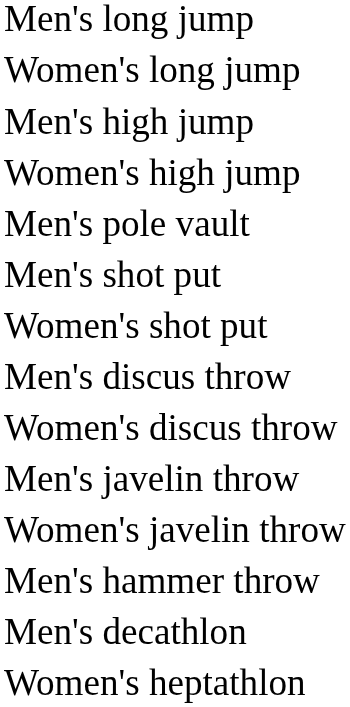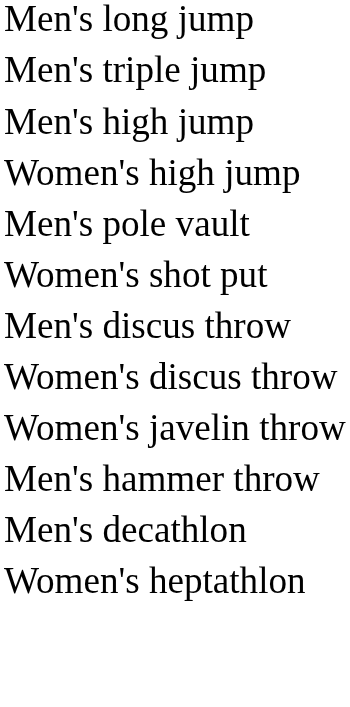- row: (152, 70)
+ row: (135, 70)
- row: (112, 274)
- row: (152, 478)
